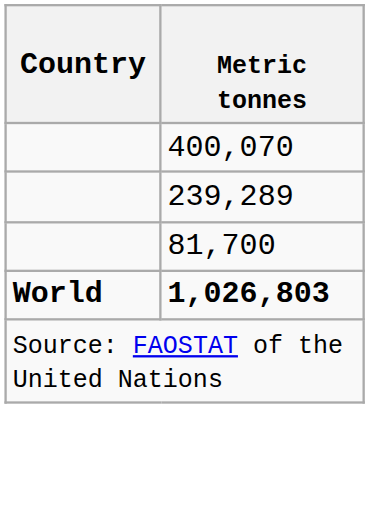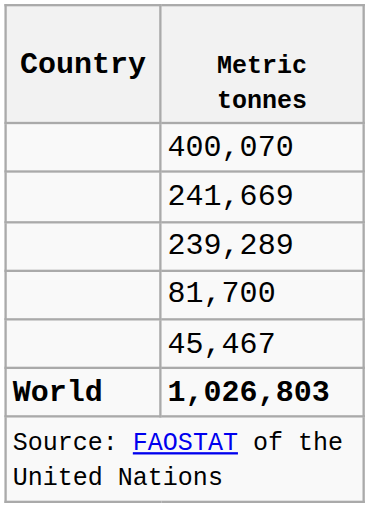+ row: (231, 197)
+ row: (222, 344)
